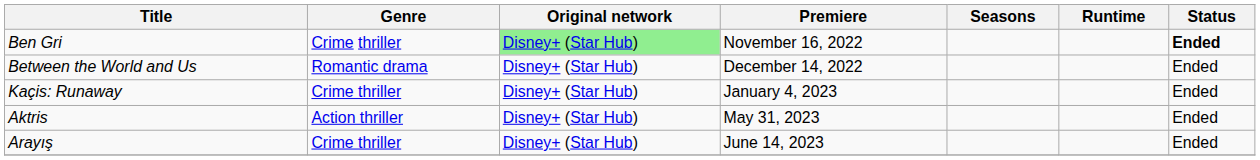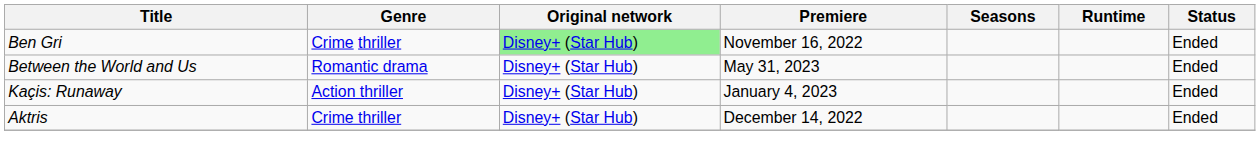(1196, 42) bold -> (1195, 42) normal
(793, 67) December 14, 2022 -> (771, 67) May 31, 2023
(356, 92) Crime thriller -> (357, 92) Action thriller
(357, 117) Action thriller -> (356, 117) Crime thriller
(771, 117) May 31, 2023 -> (793, 117) December 14, 2022
- row: (31, 142)
